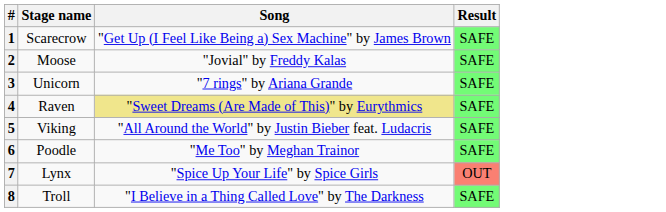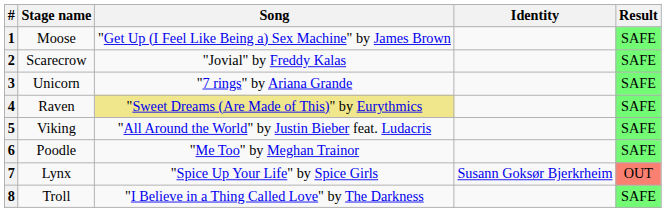+ column: (535, 15)
(56, 38) Scarecrow -> (56, 38) Moose
(56, 60) Moose -> (56, 60) Scarecrow
